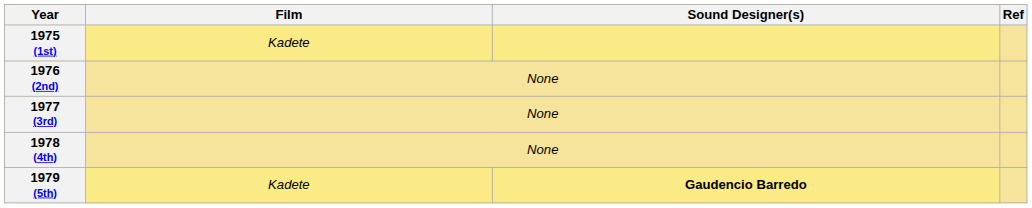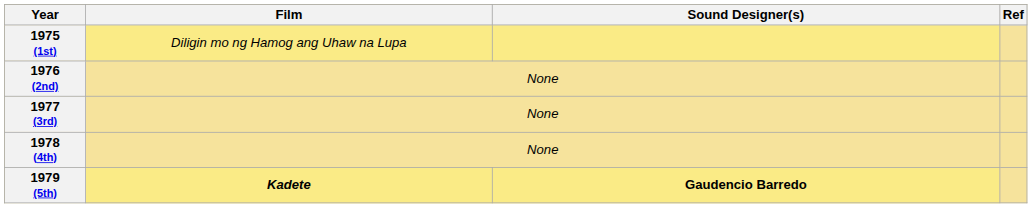(289, 43) Kadete -> (289, 43) Diligin mo ng Hamog ang Uhaw na Lupa
(289, 185) normal -> (289, 185) bold
